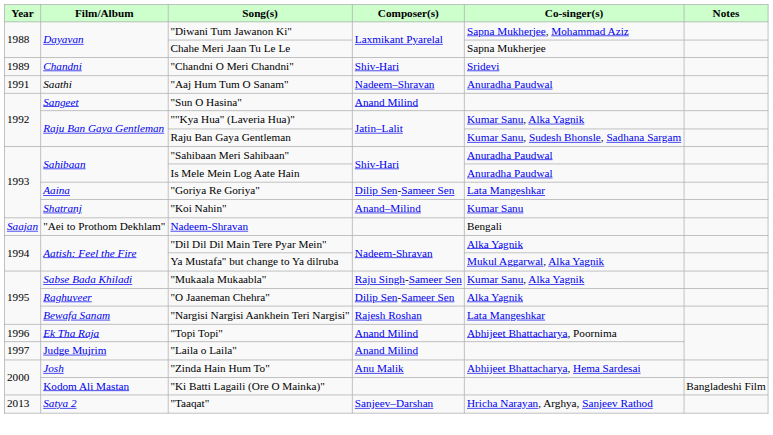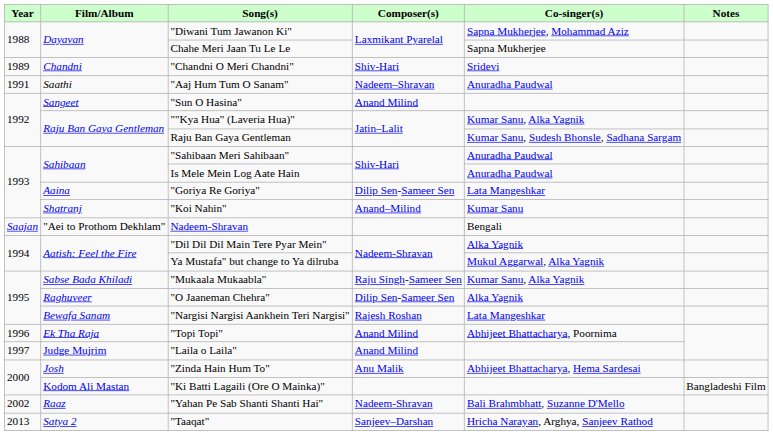+ row: (247, 404)
